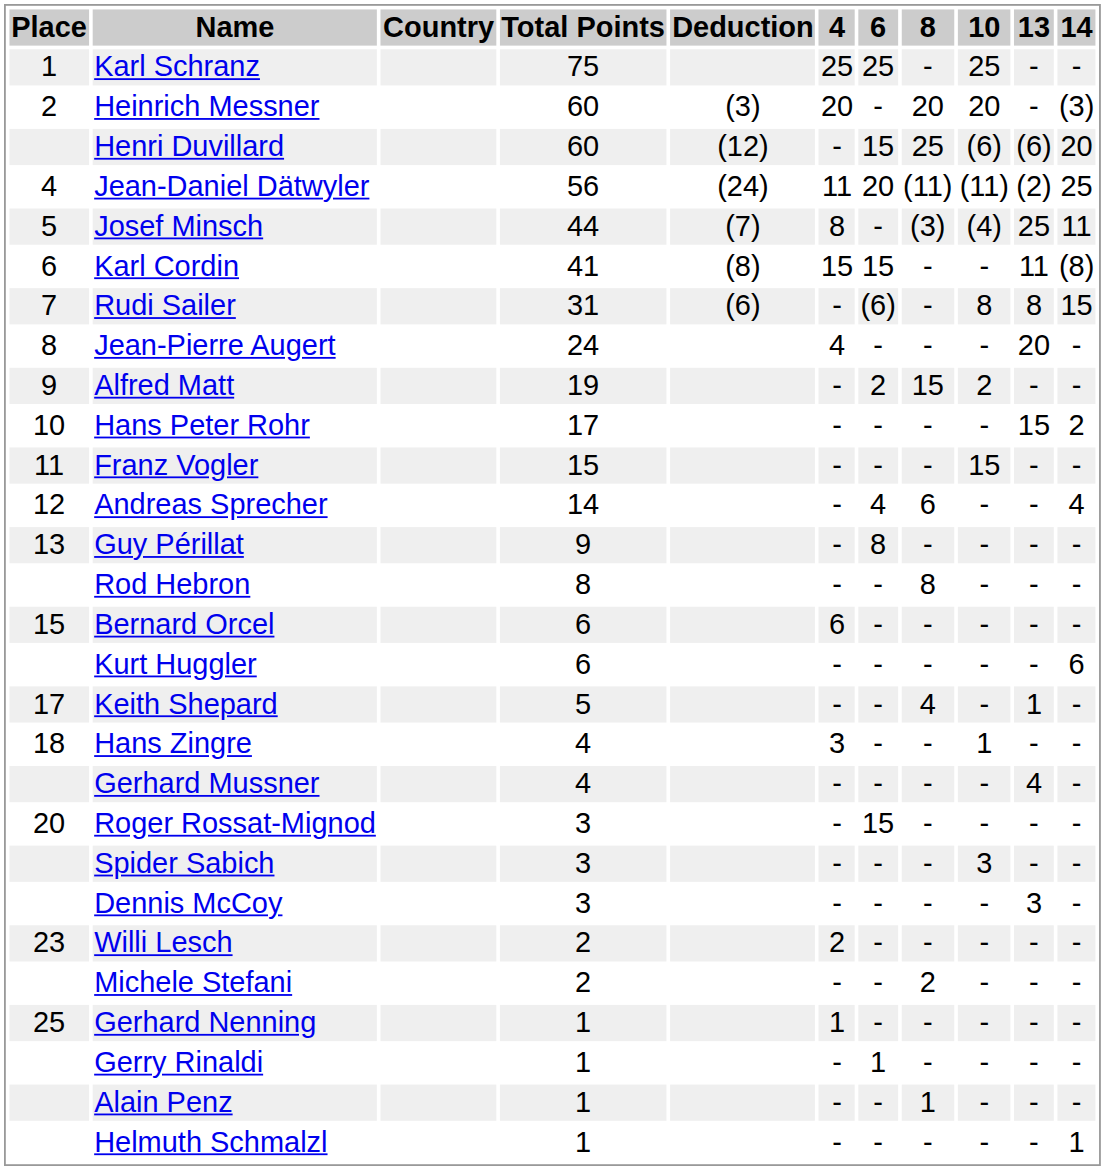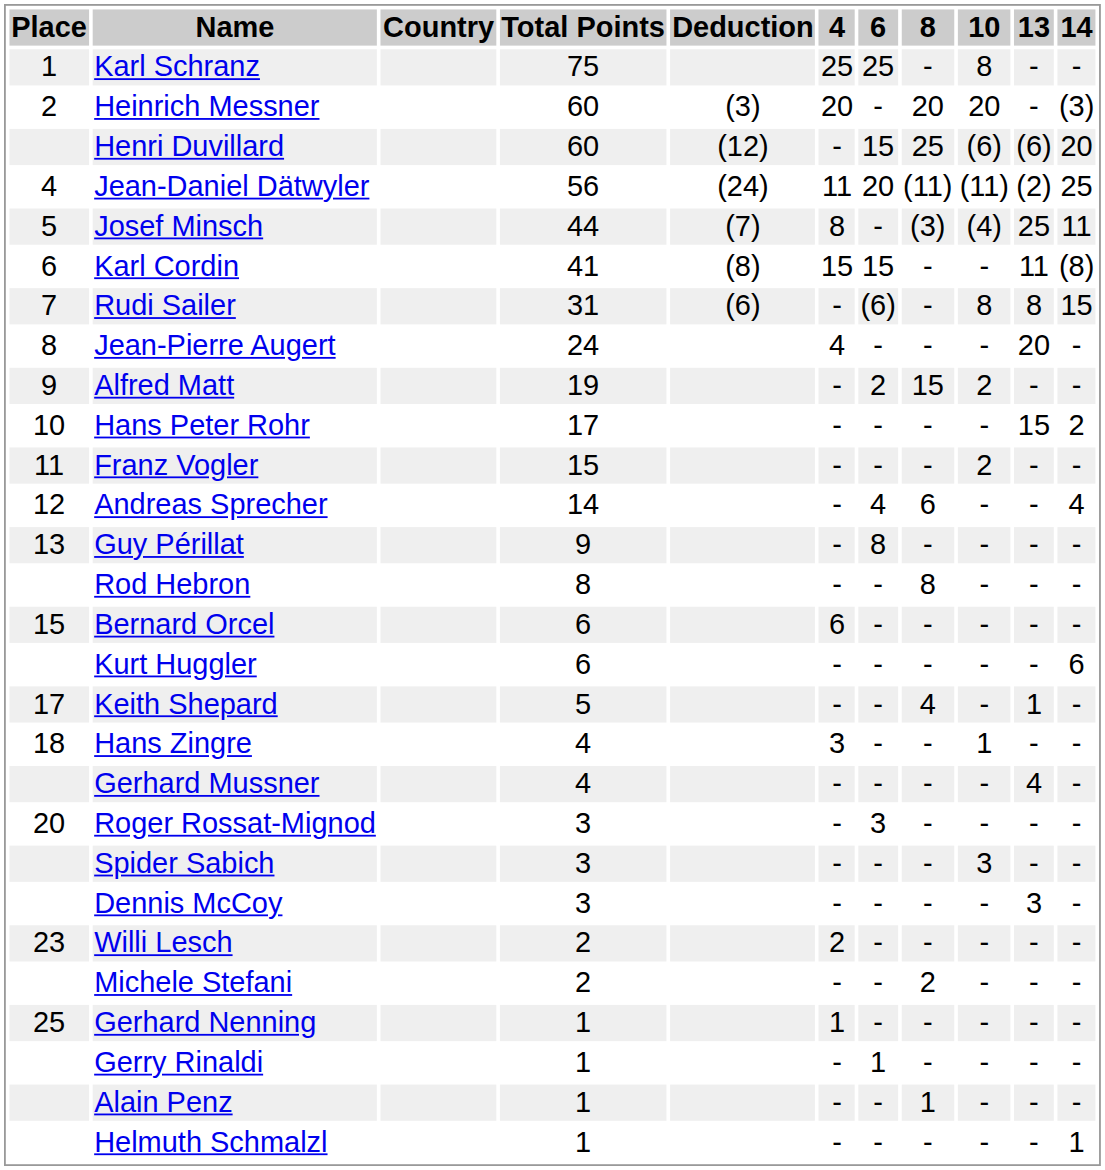(984, 66) 25 -> (984, 66) 8
(984, 465) 15 -> (984, 465) 2
(878, 823) 15 -> (878, 823) 3
